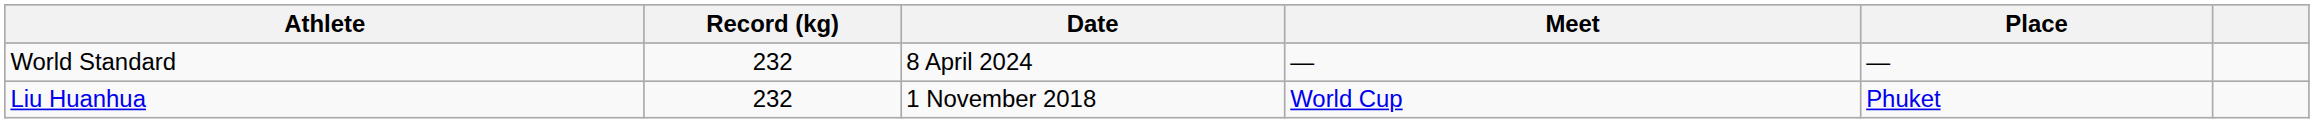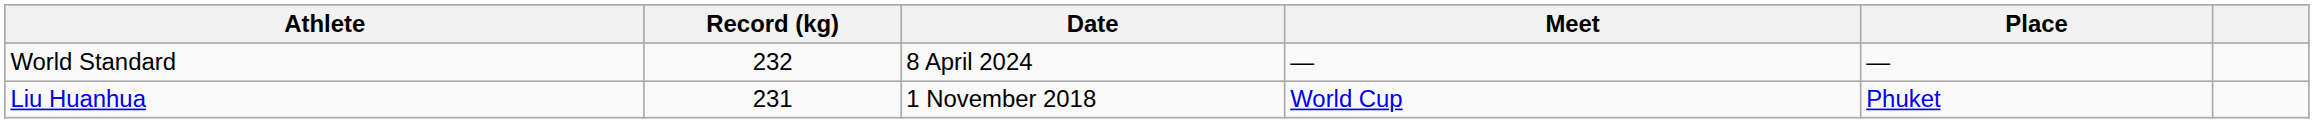(773, 100) 232 -> (773, 100) 231
